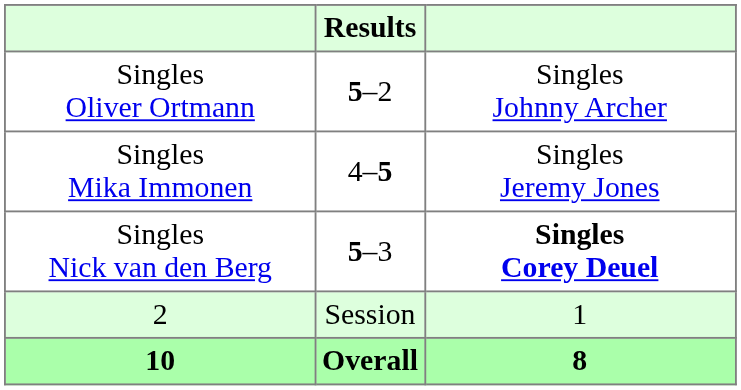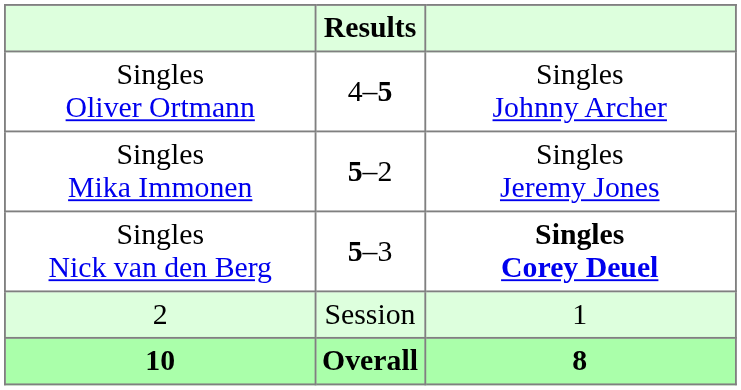(370, 90) 5–2 -> (370, 90) 4–5
(370, 170) 4–5 -> (370, 170) 5–2
